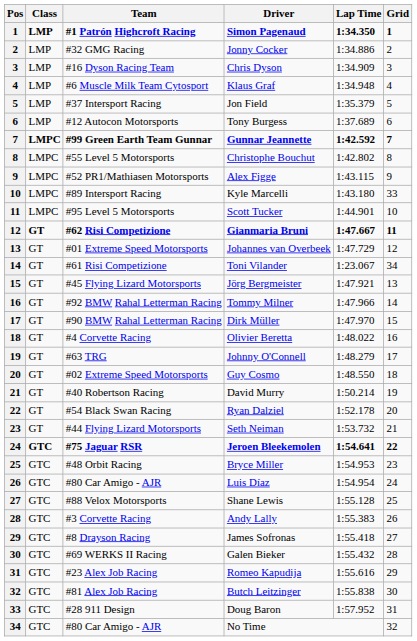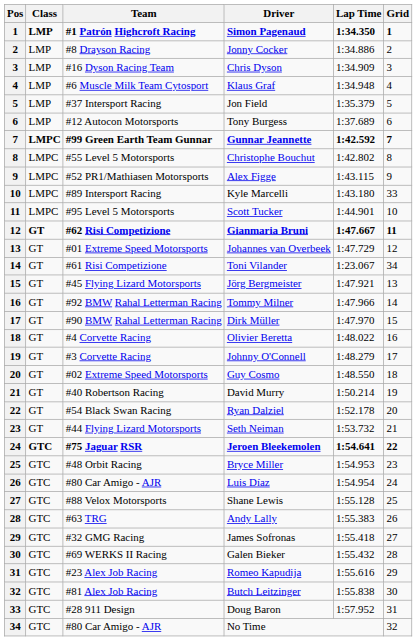(105, 50) #32 GMG Racing -> (108, 50) #8 Drayson Racing
(86, 356) #63 TRG -> (108, 356) #3 Corvette Racing
(108, 519) #3 Corvette Racing -> (86, 519) #63 TRG
(108, 537) #8 Drayson Racing -> (105, 537) #32 GMG Racing
